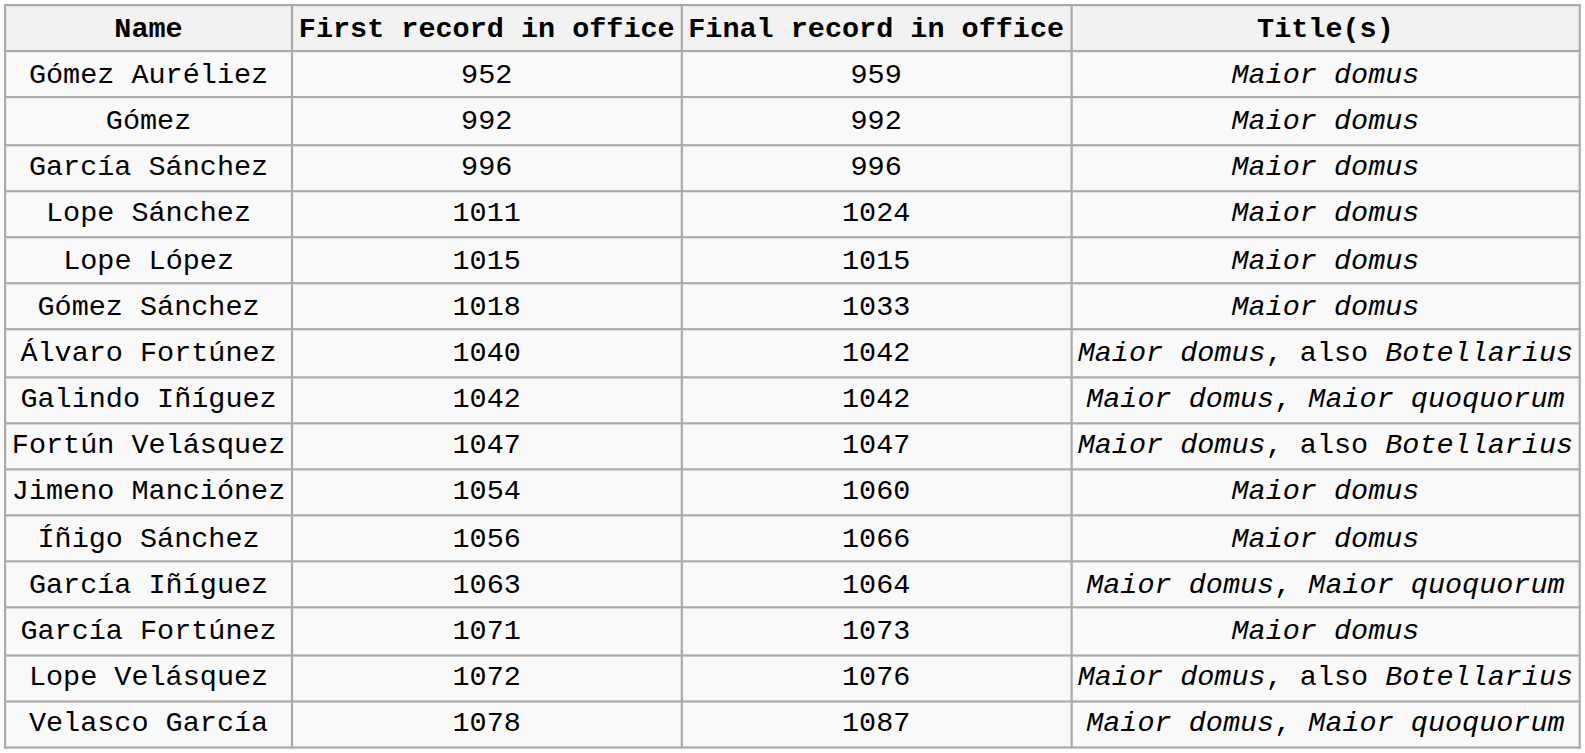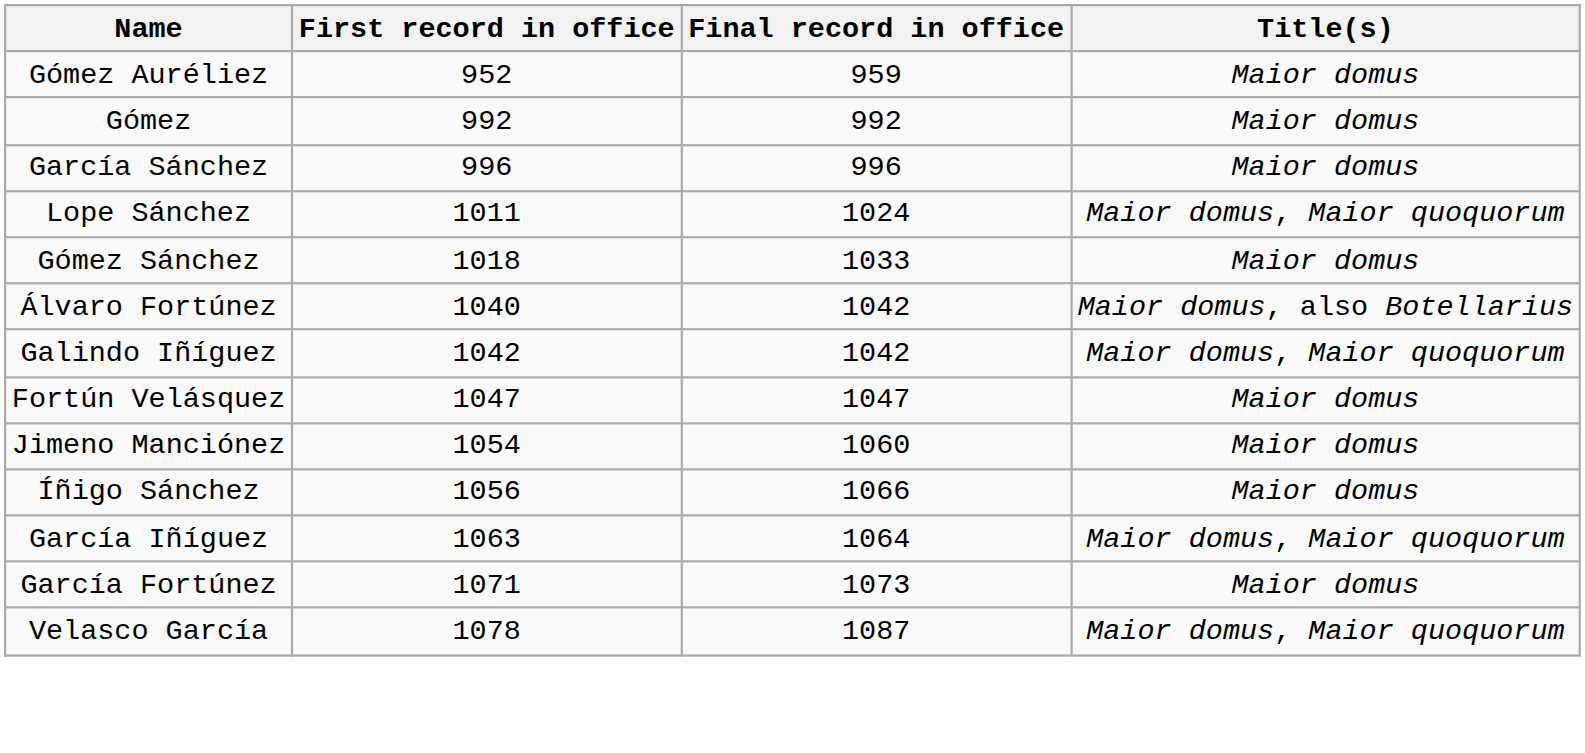(1325, 214) Maior domus -> (1325, 214) Maior domus, Maior quoquorum
- row: (149, 260)
(1325, 446) Maior domus, also Botellarius -> (1325, 400) Maior domus
- row: (149, 678)
